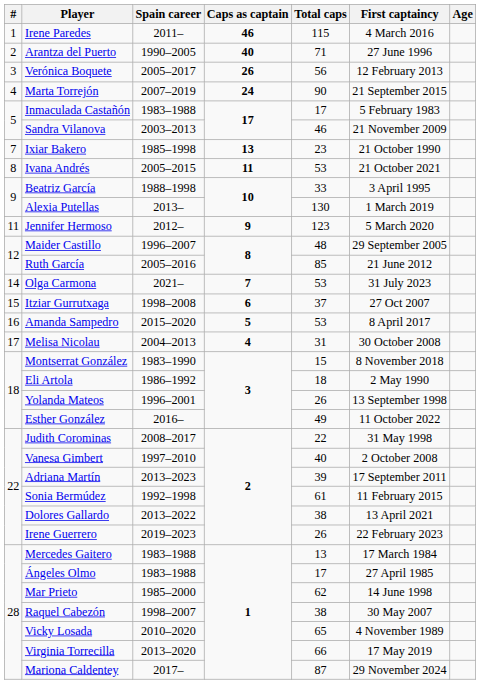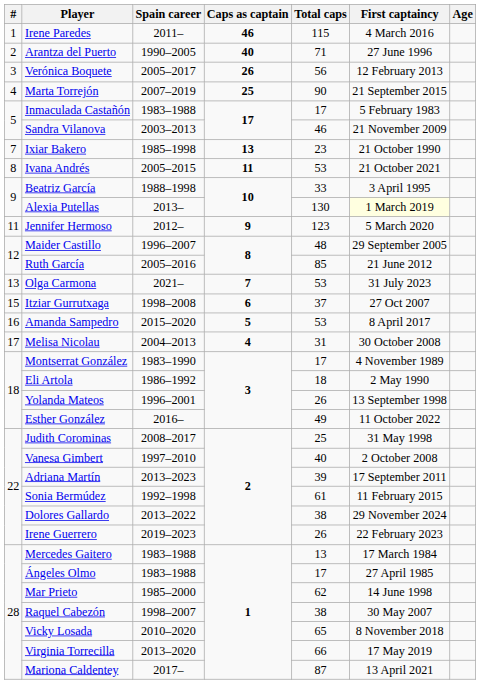(248, 91) 24 -> (248, 91) 25
(400, 206) no background -> (400, 206) lightyellow background
(13, 284) 14 -> (13, 284) 13
(320, 361) 15 -> (320, 361) 17
(400, 361) 8 November 2018 -> (400, 361) 4 November 1989
(320, 438) 22 -> (320, 438) 25
(400, 515) 13 April 2021 -> (400, 515) 29 November 2024
(400, 631) 4 November 1989 -> (400, 631) 8 November 2018
(400, 669) 29 November 2024 -> (400, 669) 13 April 2021
